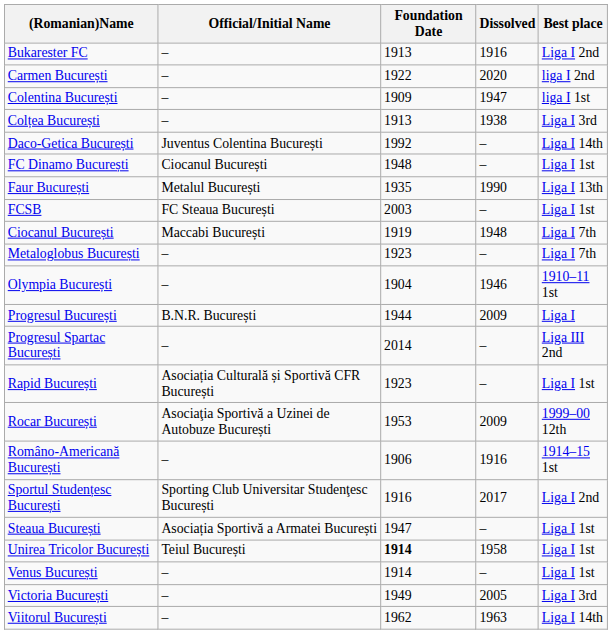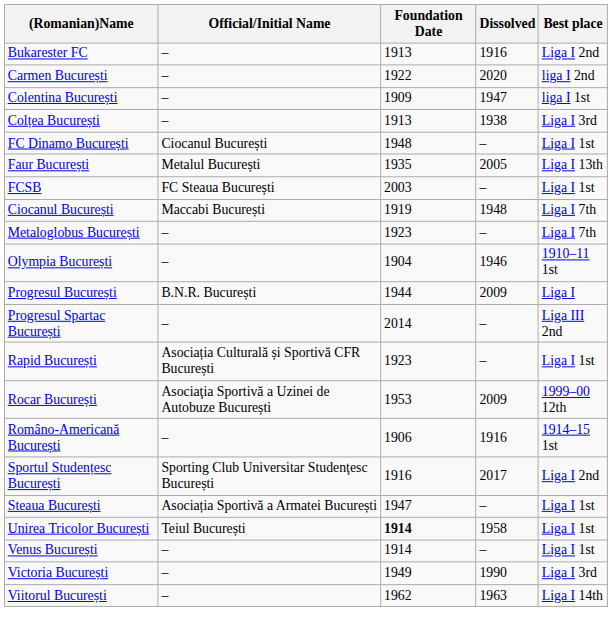- row: (71, 143)
(493, 187) 1990 -> (493, 165) 2005
(493, 595) 2005 -> (493, 573) 1990
